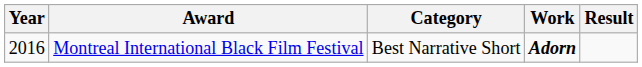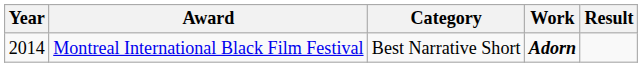(27, 47) 2016 -> (27, 47) 2014
